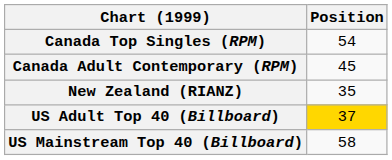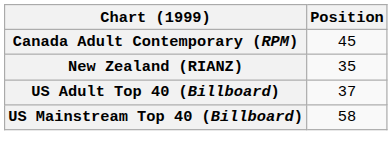- row: (156, 42)
(347, 117) gold background -> (347, 92) no background
